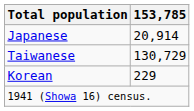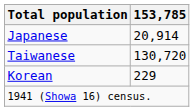(160, 55) 130,729 -> (160, 55) 130,720
